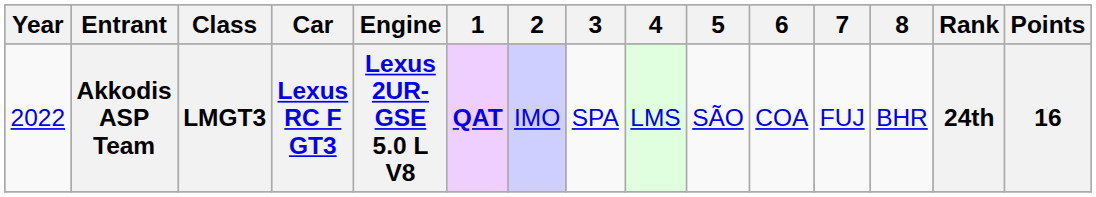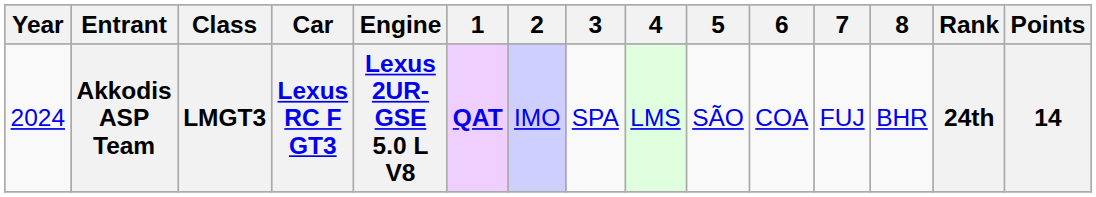(38, 118) 2022 -> (38, 118) 2024
(1048, 118) 16 -> (1048, 118) 14
